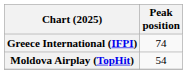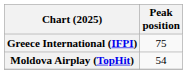(161, 43) 74 -> (161, 43) 75
